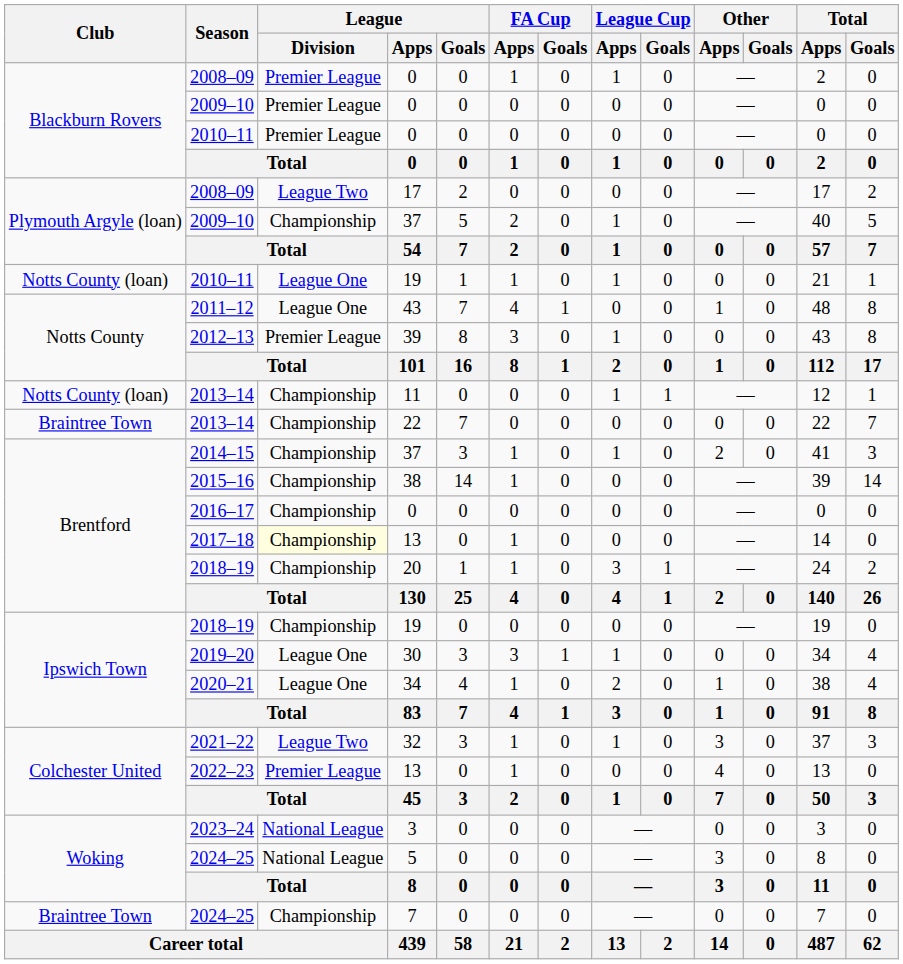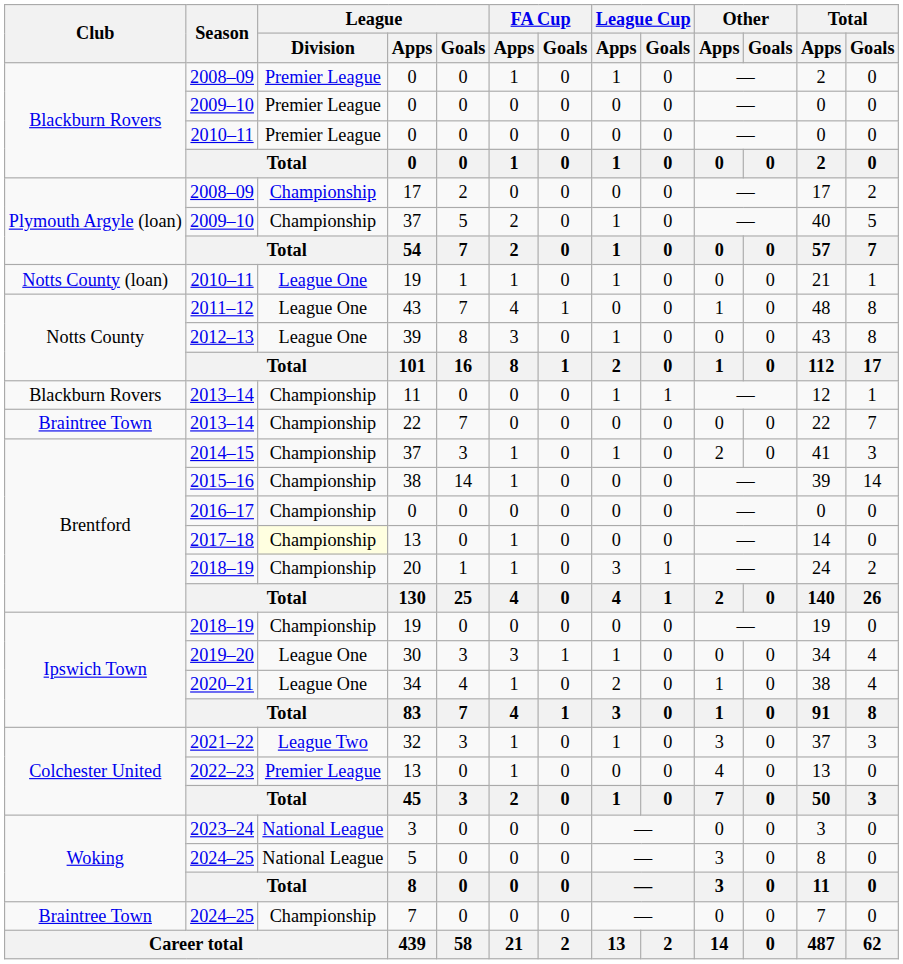(323, 192) League Two -> (323, 192) Championship
(323, 337) Premier League -> (323, 337) League One
(95, 395) Notts County (loan) -> (95, 395) Blackburn Rovers
